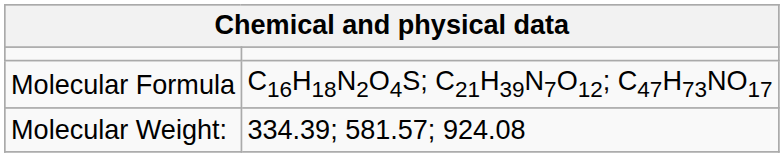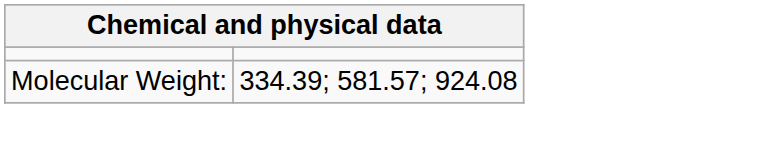- row: (123, 83)
